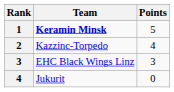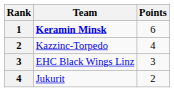(153, 29) 5 -> (153, 29) 6
(153, 78) 0 -> (153, 78) 2
